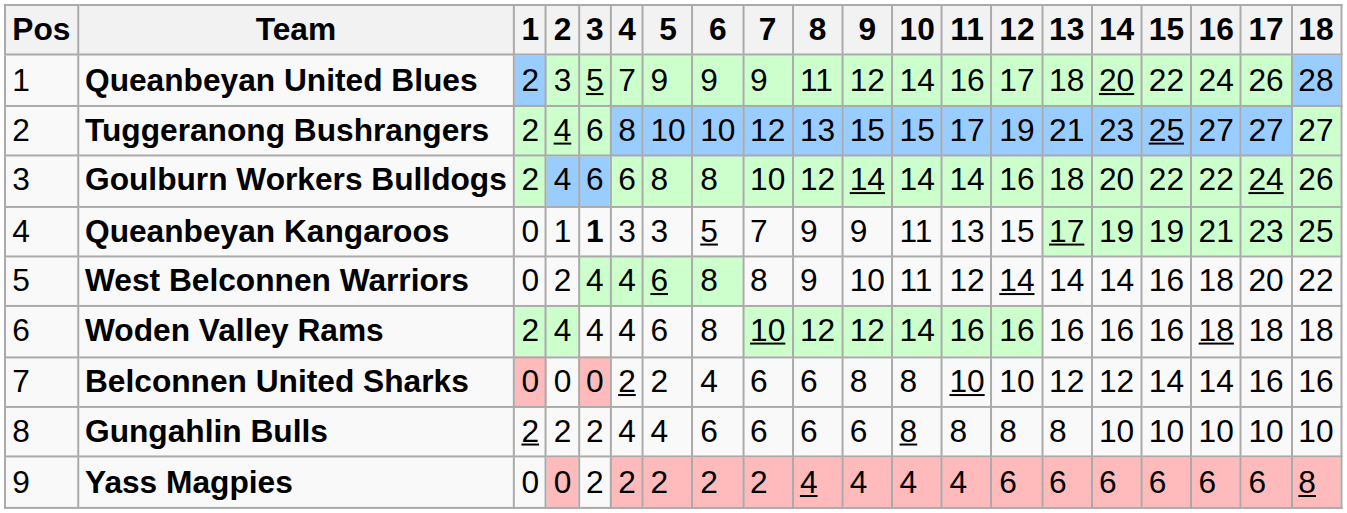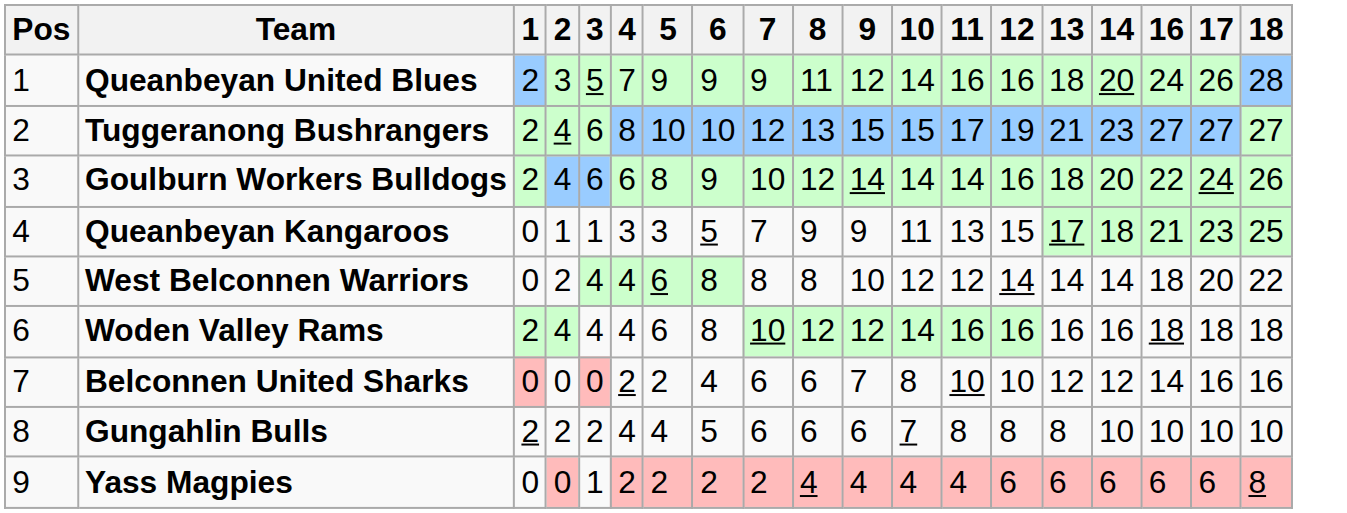- column: (1166, 29)
(1017, 79) 17 -> (1017, 79) 16
(709, 180) 8 -> (709, 180) 9
(595, 230) bold -> (595, 230) normal
(1117, 230) 19 -> (1117, 230) 18
(809, 280) 9 -> (809, 280) 8
(916, 280) 11 -> (917, 280) 12
(859, 381) 8 -> (859, 381) 7
(709, 431) 6 -> (709, 431) 5
(908, 431) 8 -> (908, 431) 7
(595, 481) 2 -> (595, 481) 1
